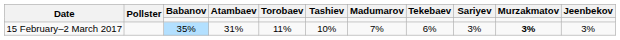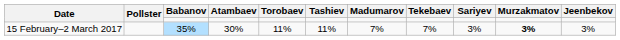(234, 29) 31% -> (234, 29) 30%
(327, 29) 10% -> (327, 29) 11%
(430, 29) 6% -> (430, 29) 7%
